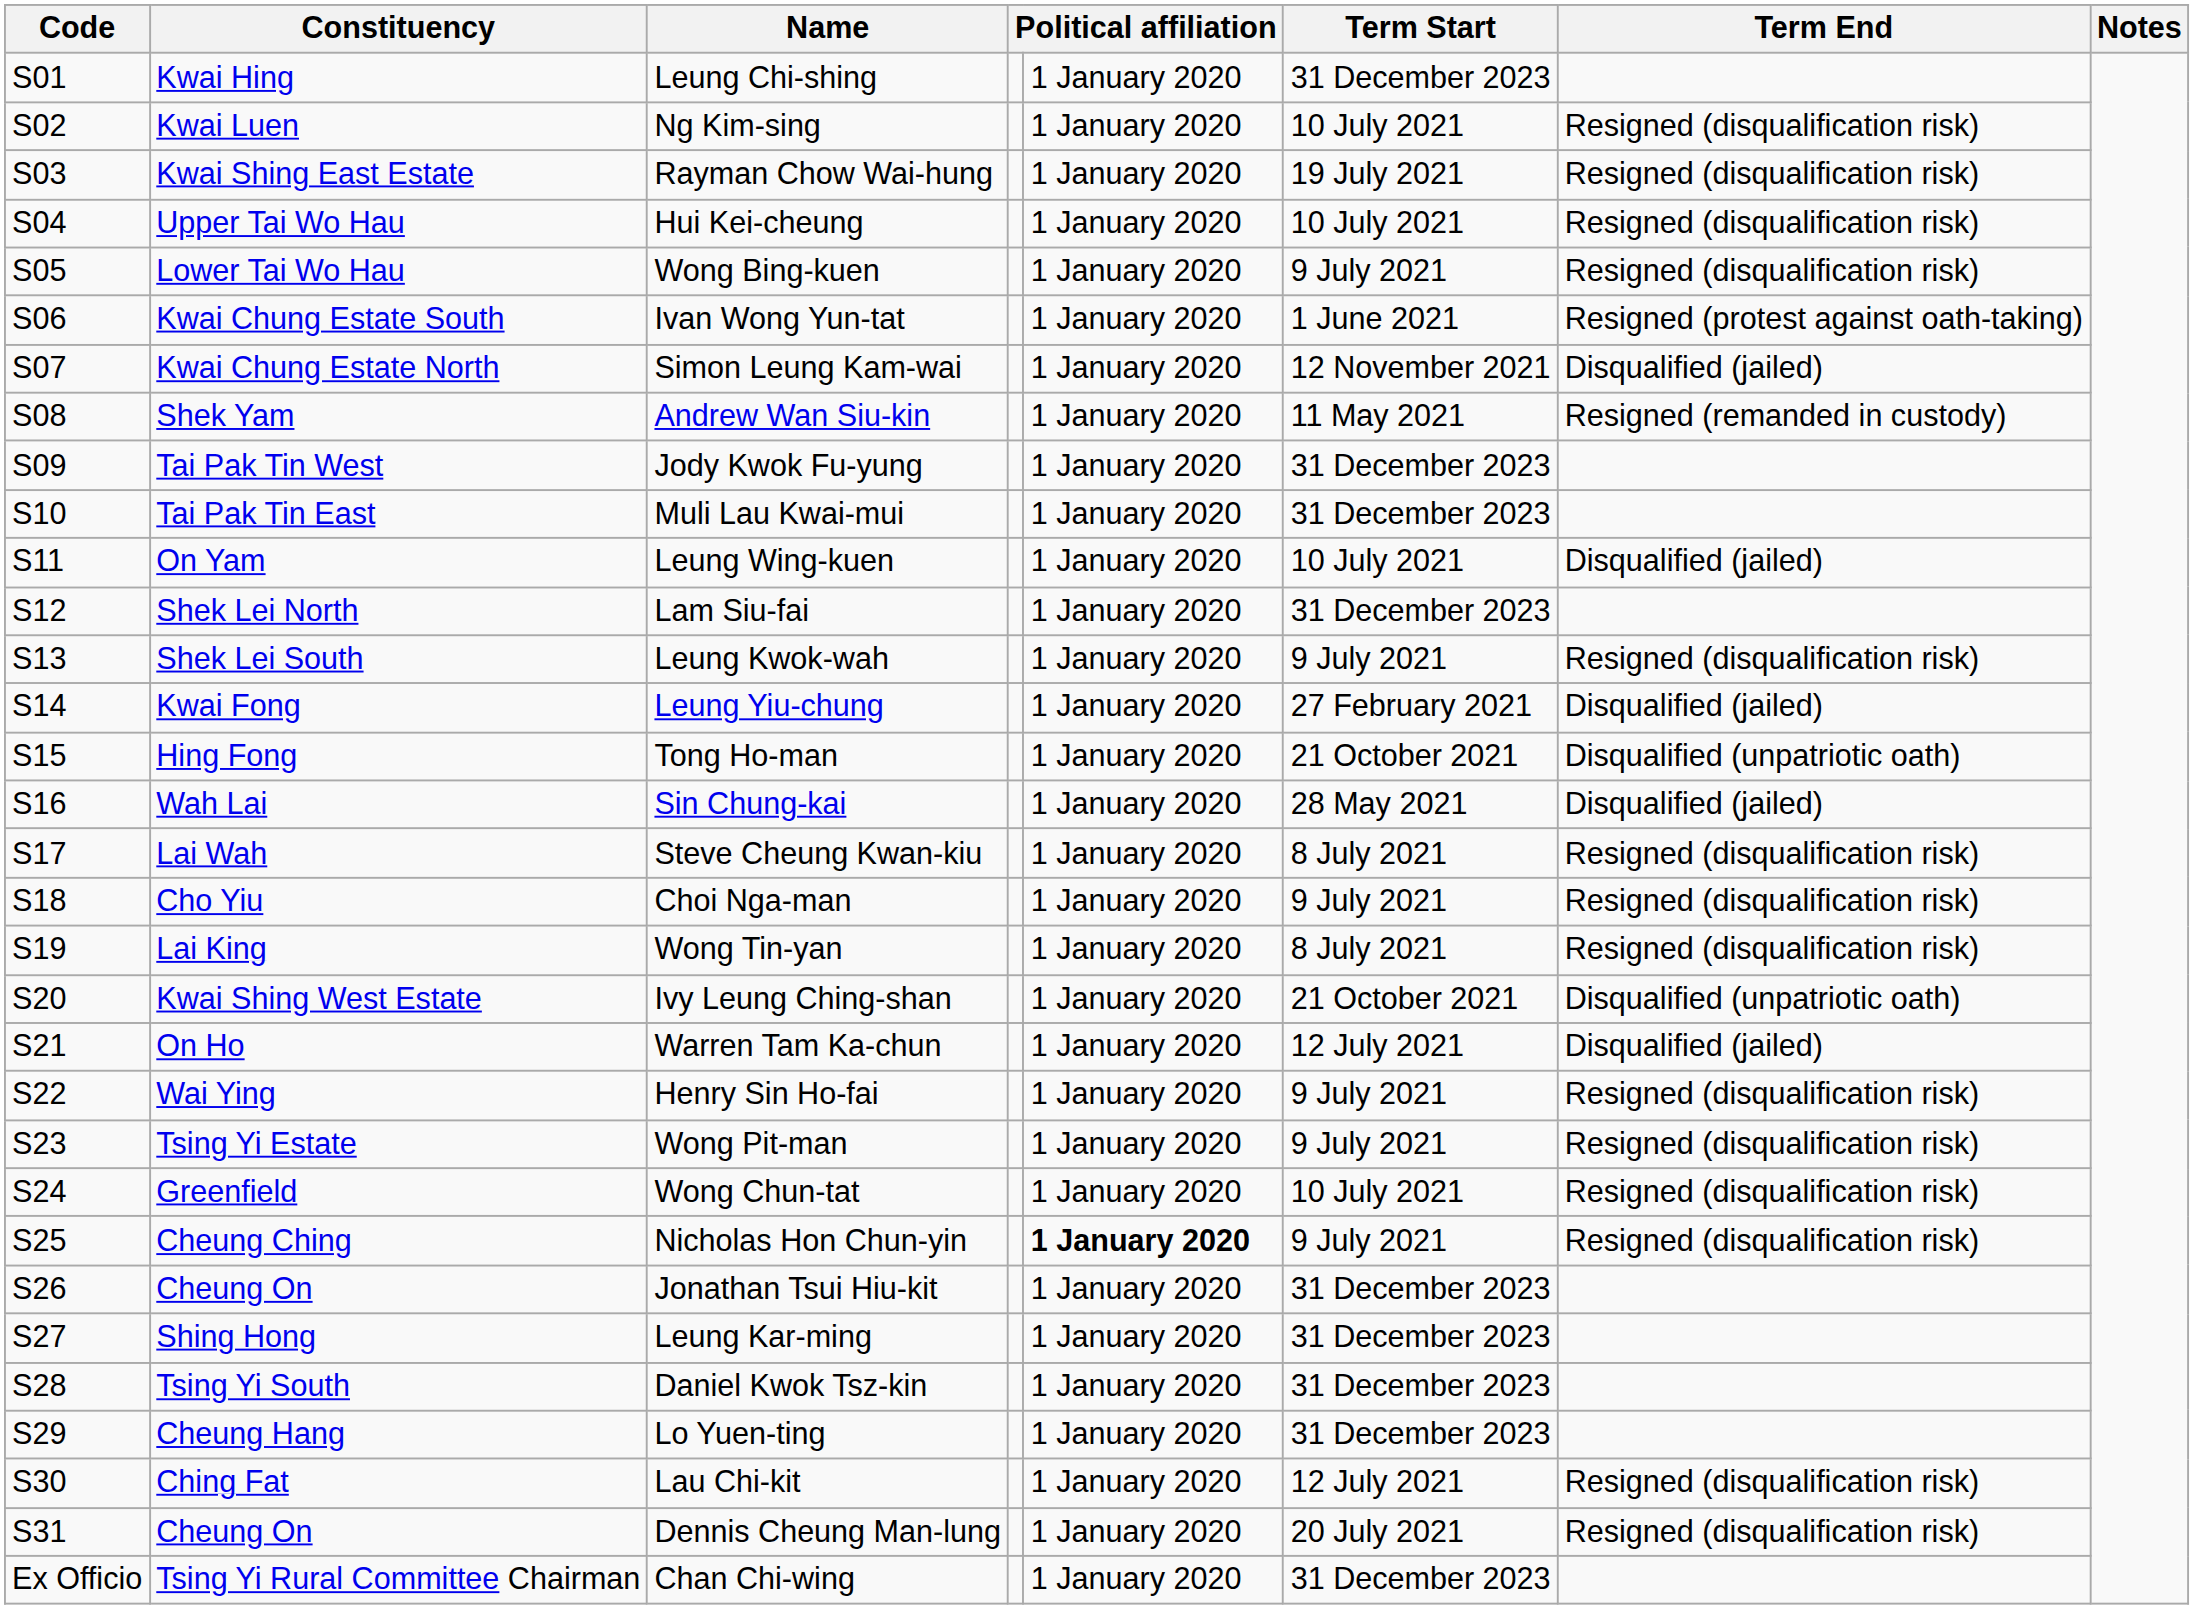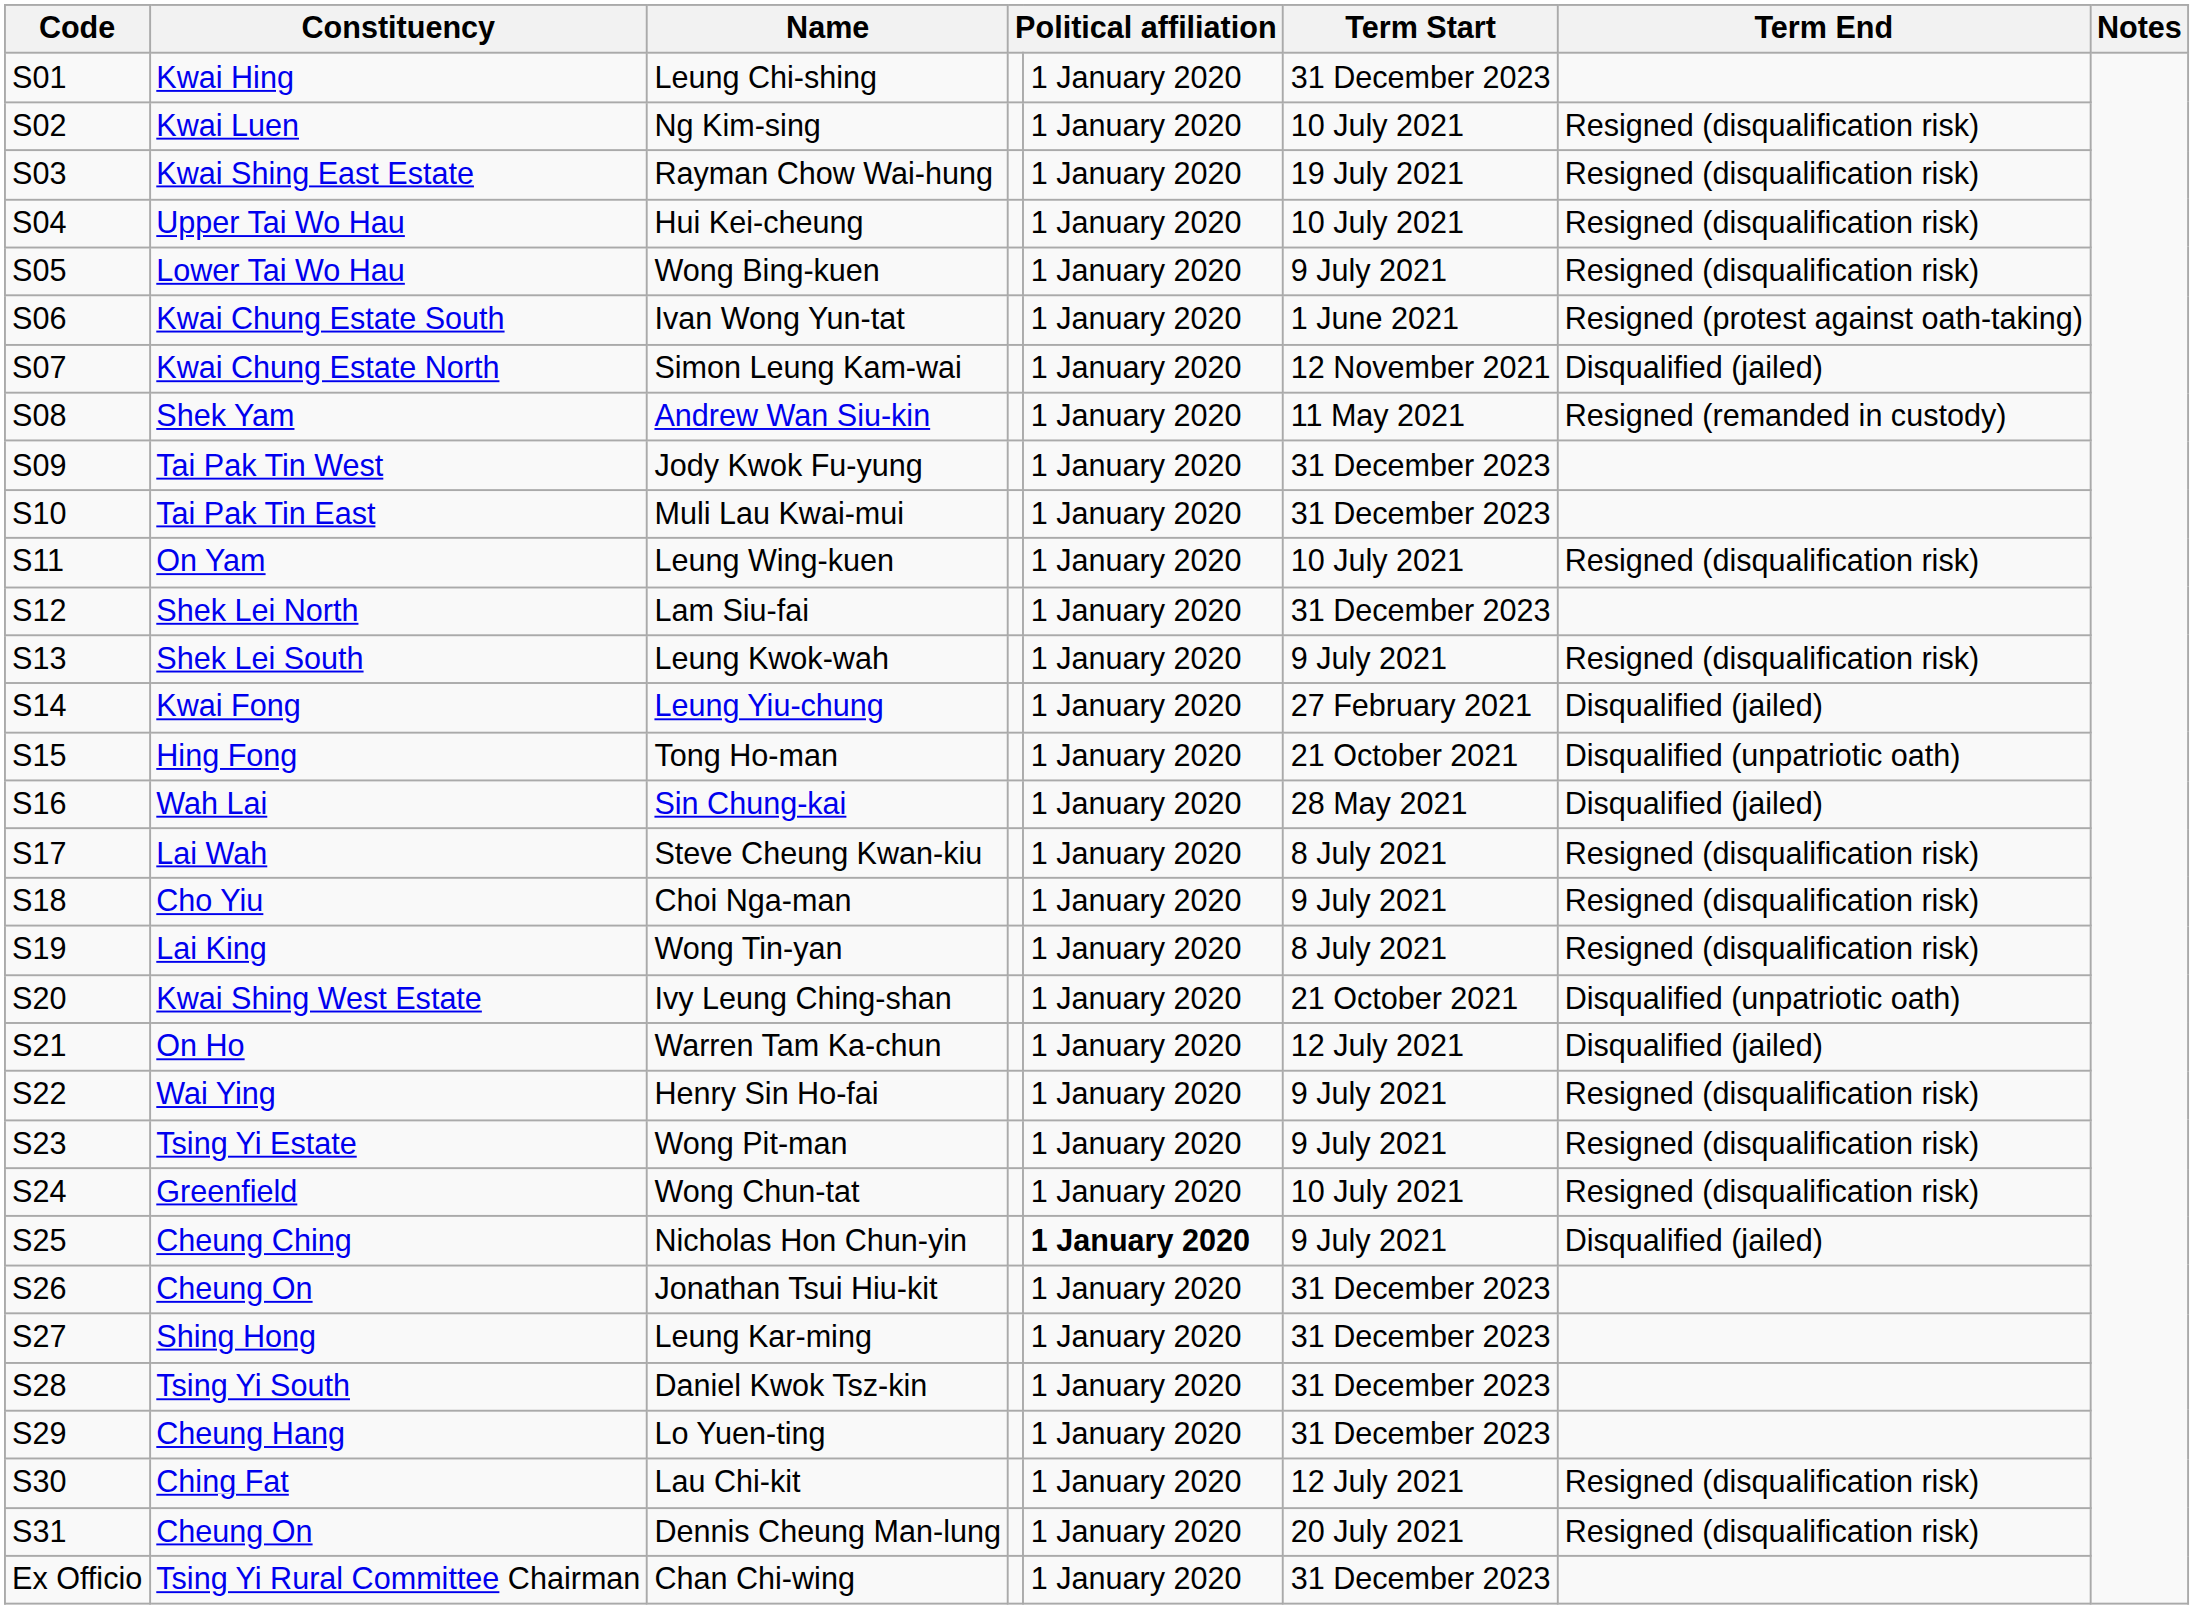(1694, 561) Disqualified (jailed) -> (1772, 561) Resigned (disqualification risk)
(1772, 1240) Resigned (disqualification risk) -> (1694, 1240) Disqualified (jailed)
